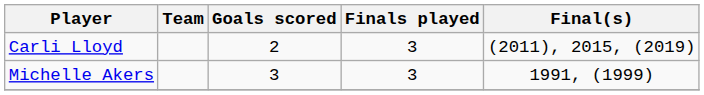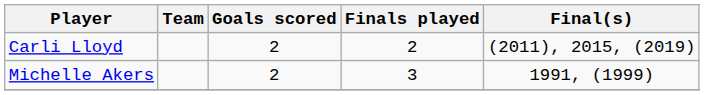(412, 47) 3 -> (412, 47) 2
(274, 75) 3 -> (274, 75) 2
